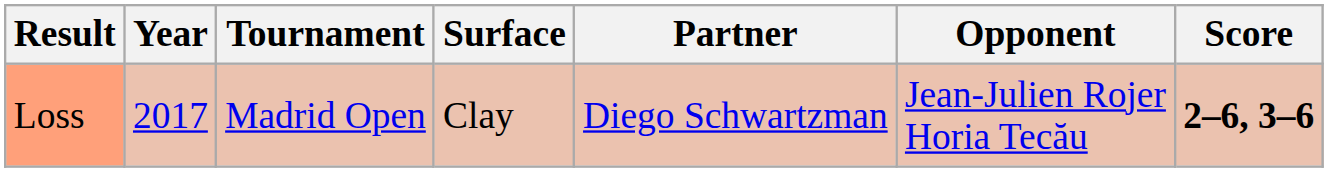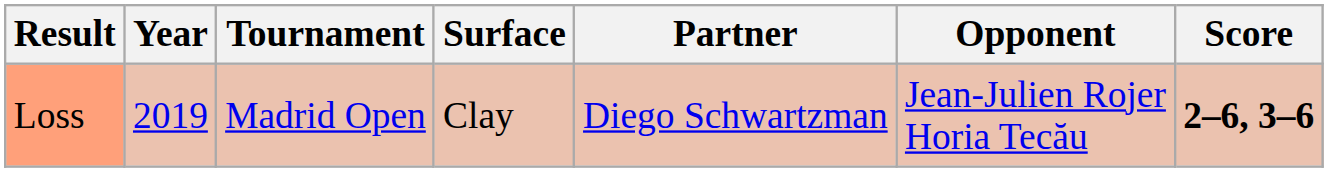(170, 114) 2017 -> (170, 114) 2019
